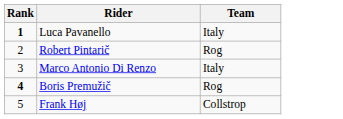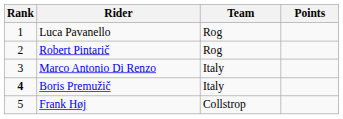+ column: (310, 13)
(20, 31) bold -> (20, 31) normal
(213, 31) Italy -> (213, 31) Rog
(213, 86) Rog -> (213, 86) Italy
